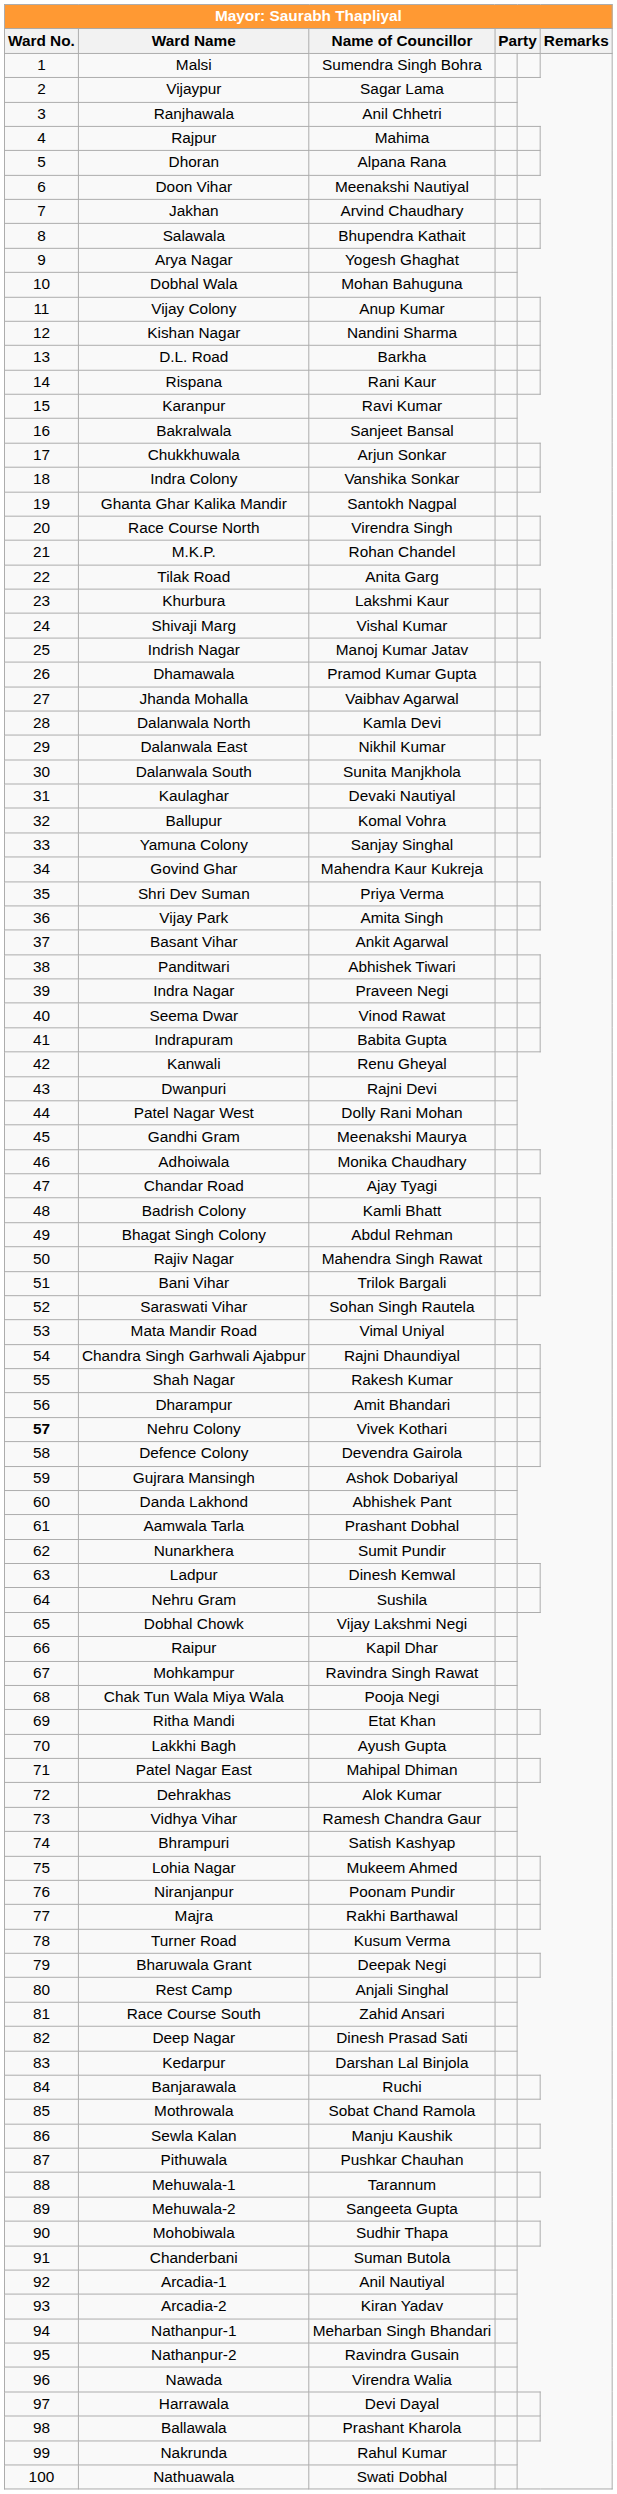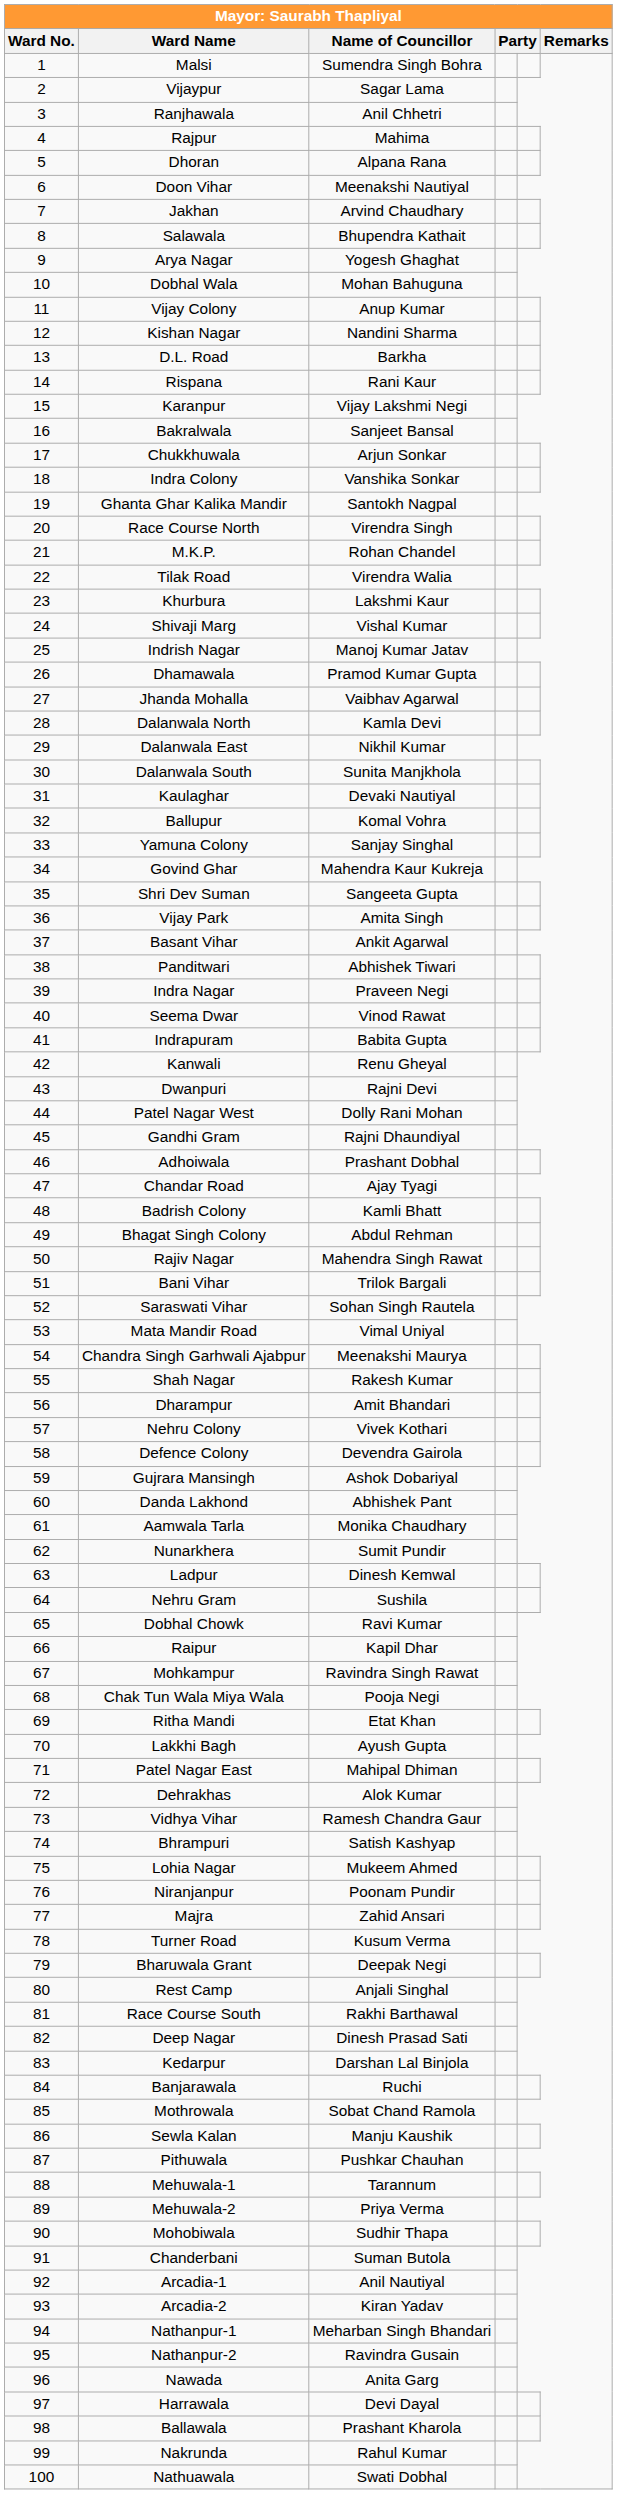(402, 406) Ravi Kumar -> (402, 406) Vijay Lakshmi Negi
(402, 576) Anita Garg -> (402, 576) Virendra Walia
(402, 893) Priya Verma -> (402, 893) Sangeeta Gupta
(402, 1137) Meenakshi Maurya -> (402, 1137) Rajni Dhaundiyal
(402, 1161) Monika Chaudhary -> (402, 1161) Prashant Dobhal
(402, 1356) Rajni Dhaundiyal -> (402, 1356) Meenakshi Maurya
(41, 1429) bold -> (41, 1429) normal
(402, 1526) Prashant Dobhal -> (402, 1526) Monika Chaudhary
(402, 1624) Vijay Lakshmi Negi -> (402, 1624) Ravi Kumar
(402, 1916) Rakhi Barthawal -> (402, 1916) Zahid Ansari
(402, 2014) Zahid Ansari -> (402, 2014) Rakhi Barthawal
(402, 2209) Sangeeta Gupta -> (402, 2209) Priya Verma
(402, 2379) Virendra Walia -> (402, 2379) Anita Garg
